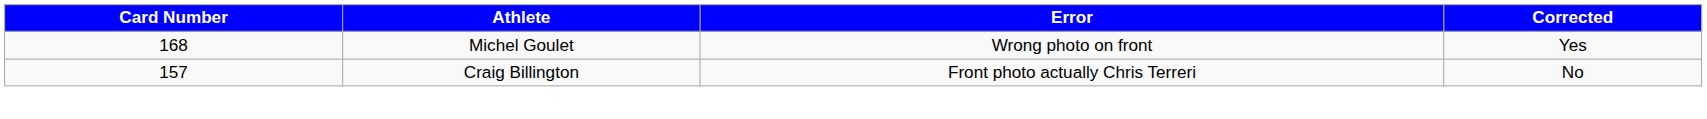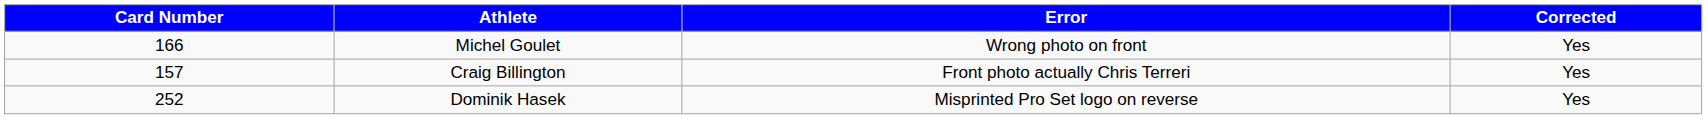(174, 45) 168 -> (169, 45) 166
(1573, 72) No -> (1576, 72) Yes
+ row: (508, 99)
